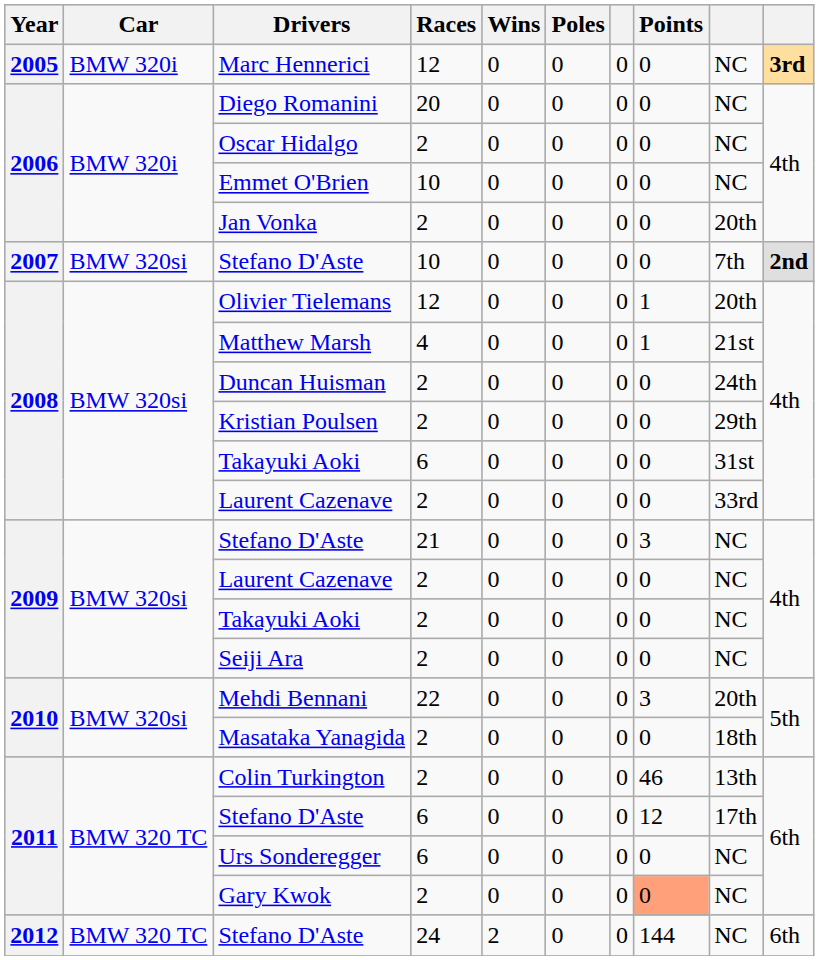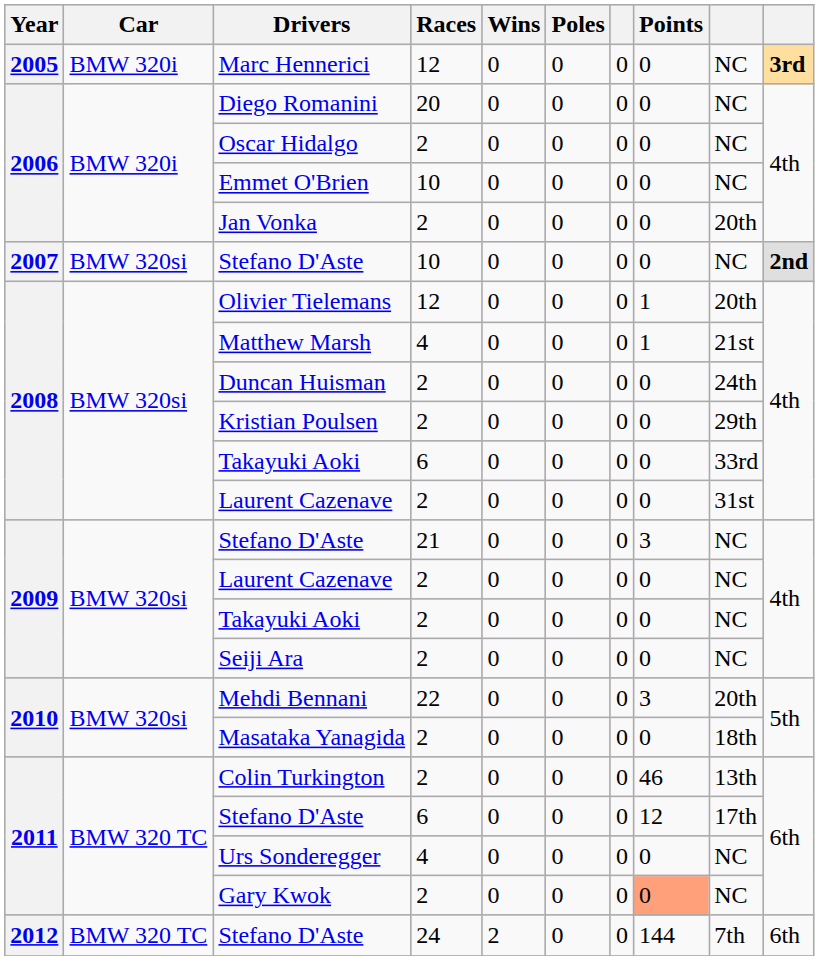(730, 262) 7th -> (731, 262) NC
(734, 460) 31st -> (736, 460) 33rd
(736, 499) 33rd -> (734, 499) 31st
(422, 856) 6 -> (422, 856) 4
(731, 935) NC -> (730, 935) 7th
